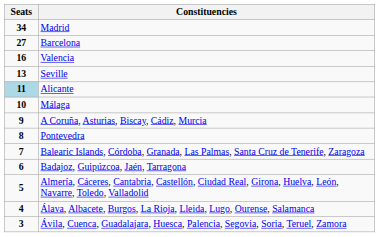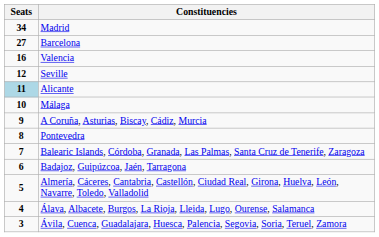(21, 74) 13 -> (21, 74) 12
